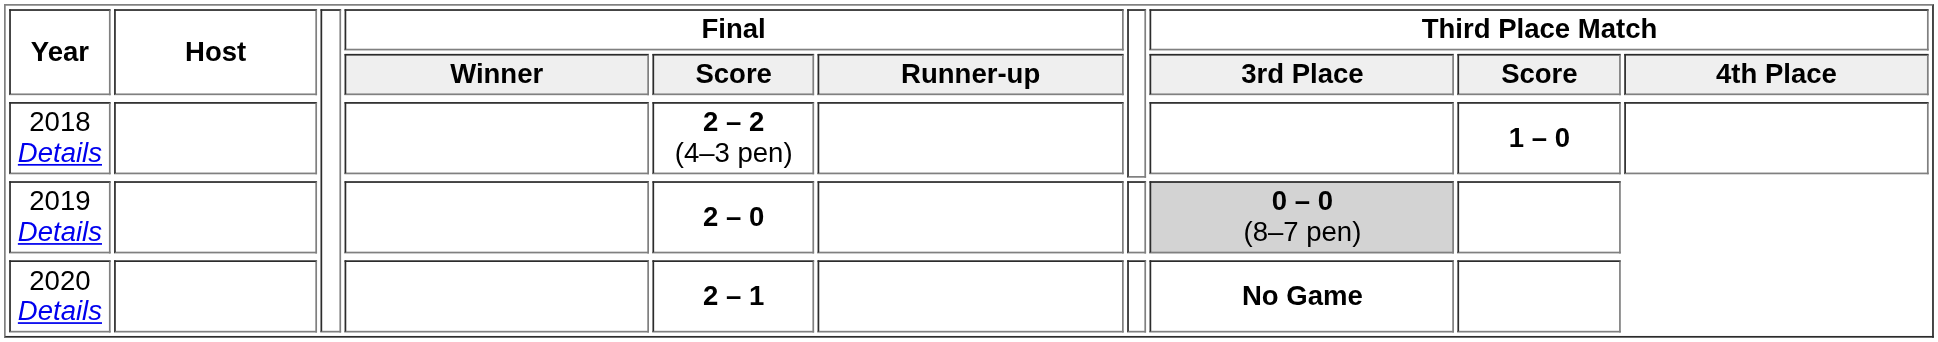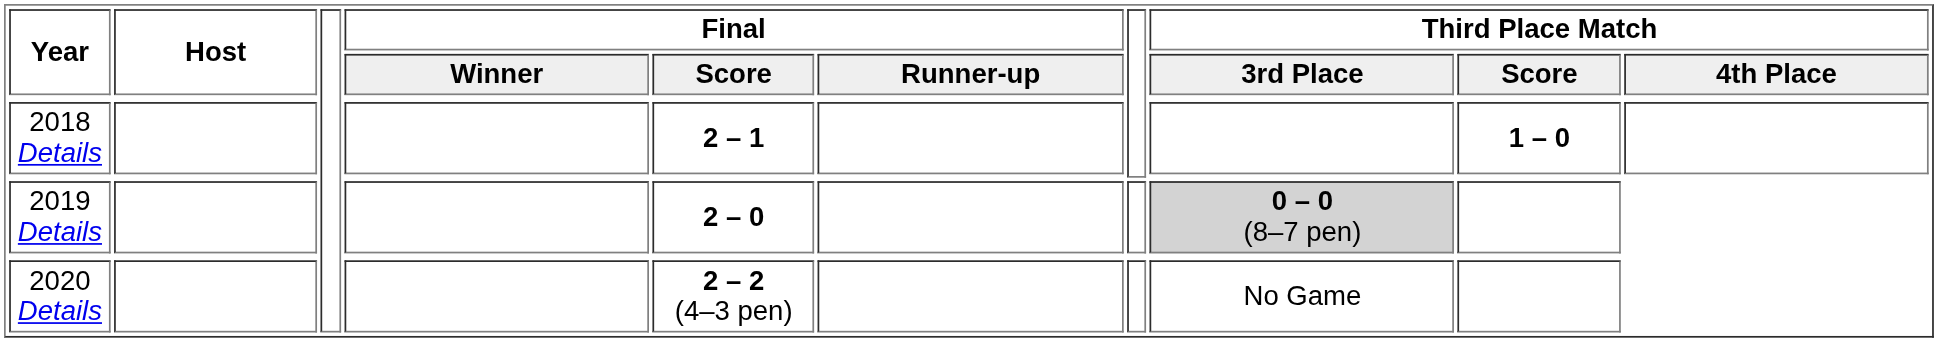(734, 137) 2 – 2 (4–3 pen) -> (734, 137) 2 – 1
(734, 296) 2 – 1 -> (734, 296) 2 – 2 (4–3 pen)
(1302, 296) bold -> (1302, 296) normal
